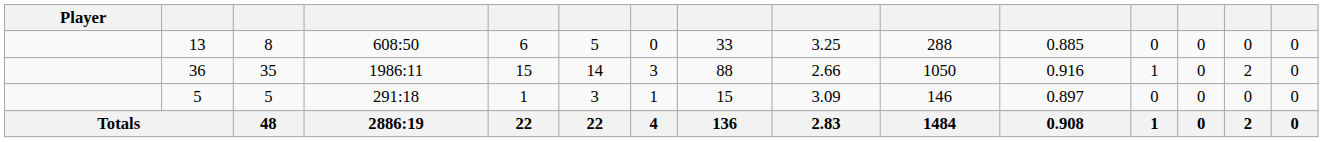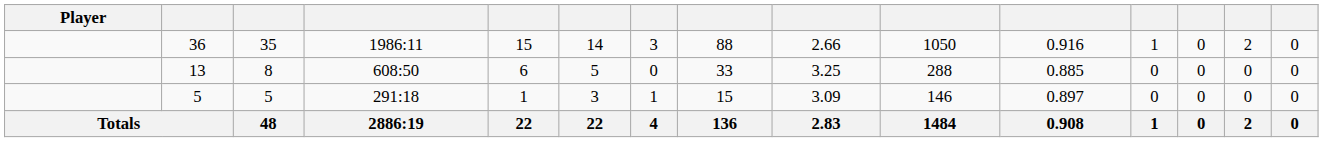rows swapped: (197, 70) <-> (197, 44)
